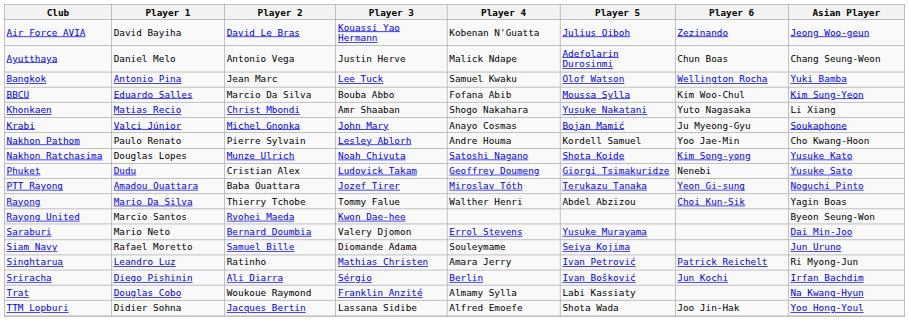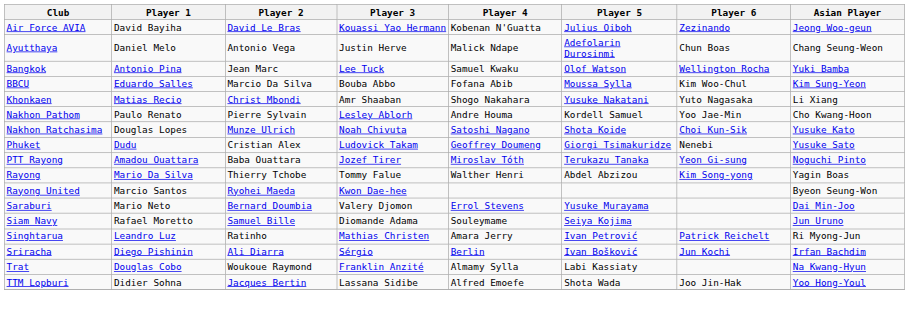- row: (21, 125)
(714, 156) Kim Song-yong -> (713, 130) Choi Kun-Sik
(711, 201) Choi Kun-Sik -> (716, 175) Kim Song-yong
